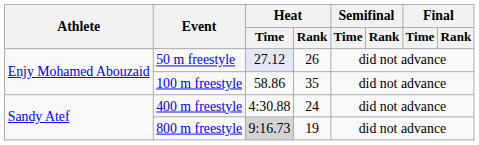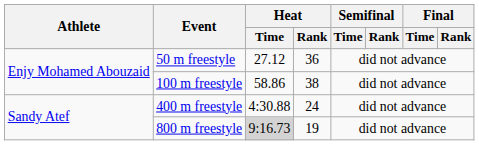(270, 60) lavender background -> (270, 60) no background
(312, 60) 26 -> (312, 60) 36
(312, 83) 35 -> (312, 83) 38
